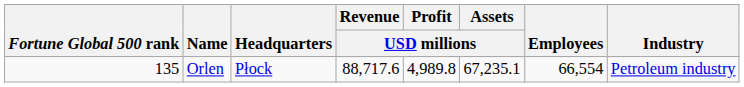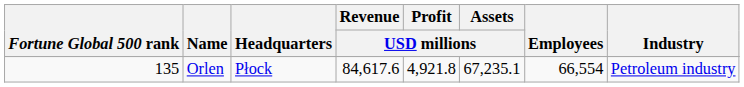(371, 69) 88,717.6 -> (371, 69) 84,617.6
(431, 69) 4,989.8 -> (431, 69) 4,921.8
